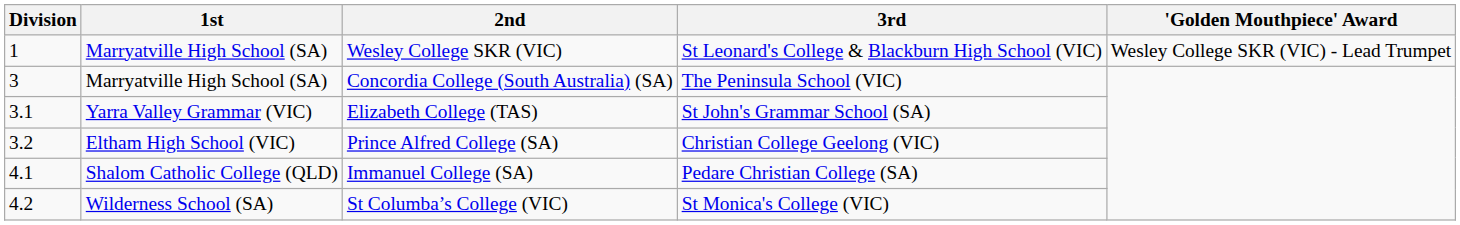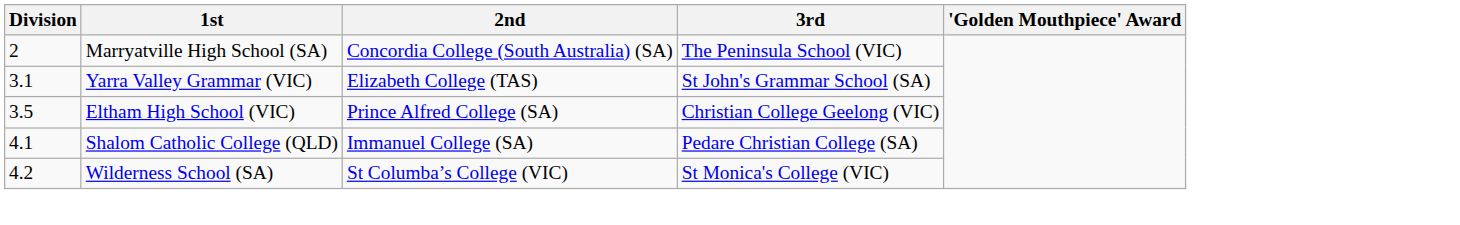- row: (454, 50)
(14, 81) 3 -> (14, 50) 2
(21, 142) 3.2 -> (21, 111) 3.5
